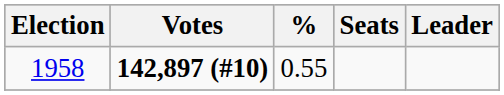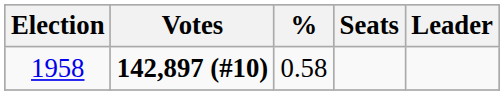(304, 68) 0.55 -> (304, 68) 0.58
